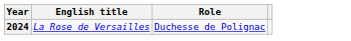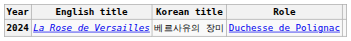+ column: (189, 12)
